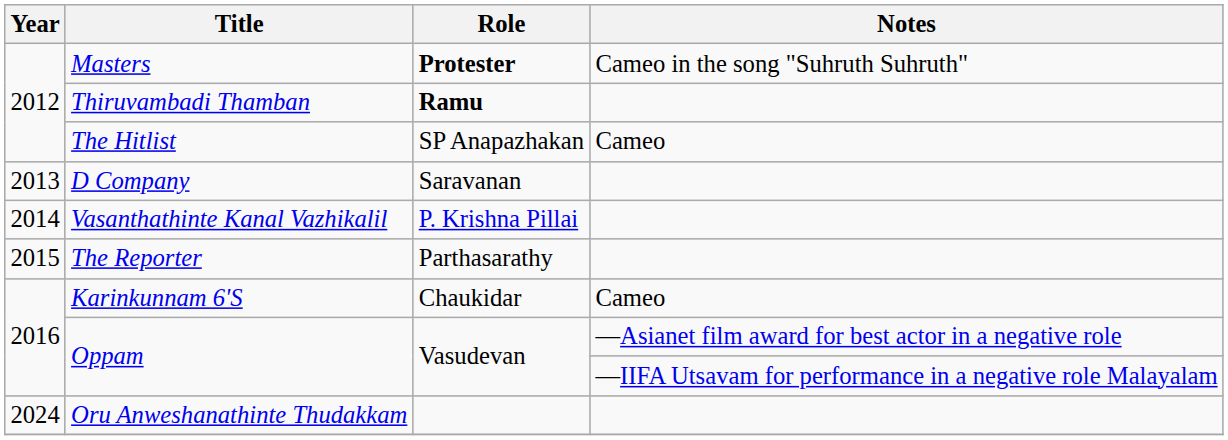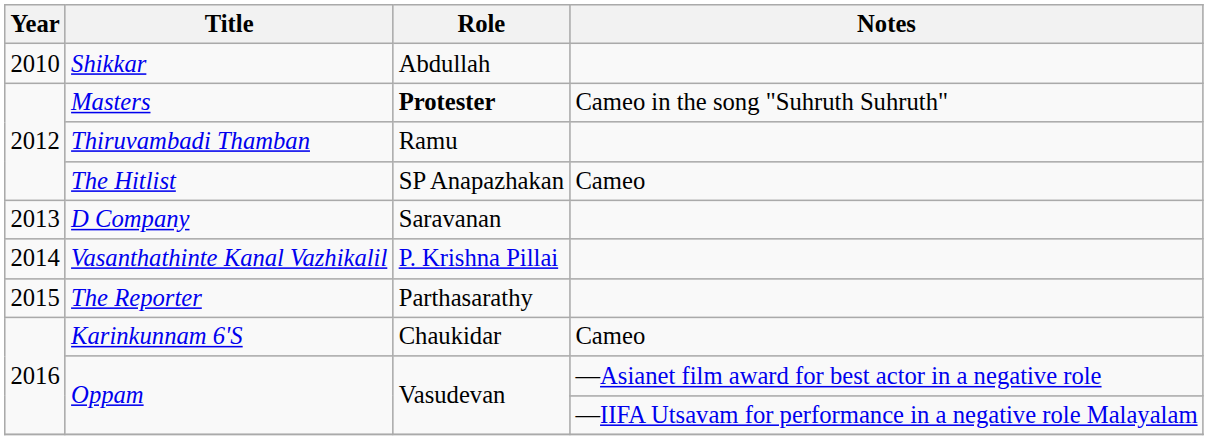+ row: (109, 63)
(451, 102) bold -> (428, 141) normal
- row: (239, 414)
